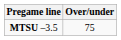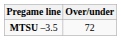(90, 27) 75 -> (90, 27) 72
